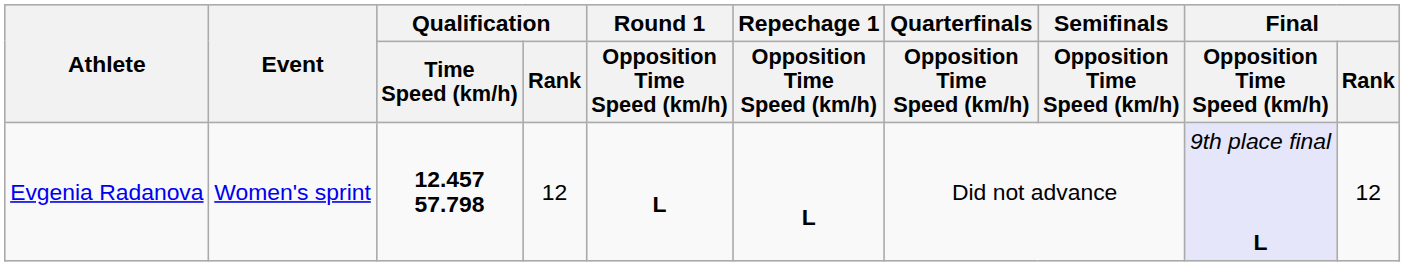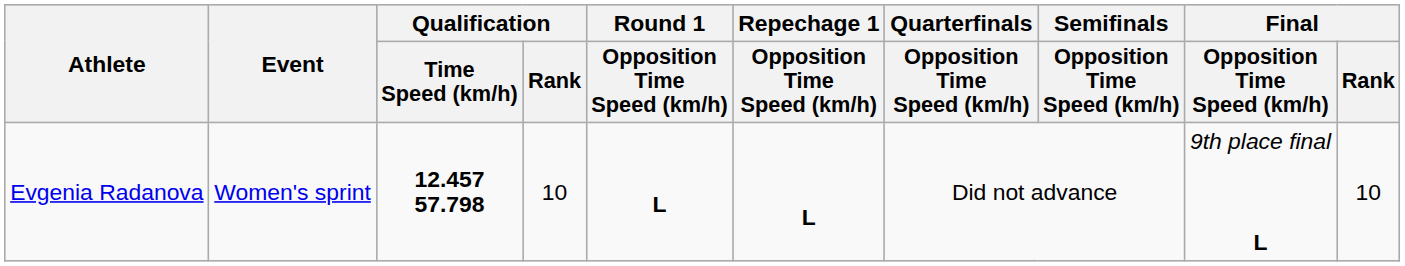(555, 192) 12 -> (555, 192) 10
(1261, 192) lavender background -> (1261, 192) no background
(1368, 192) 12 -> (1368, 192) 10
